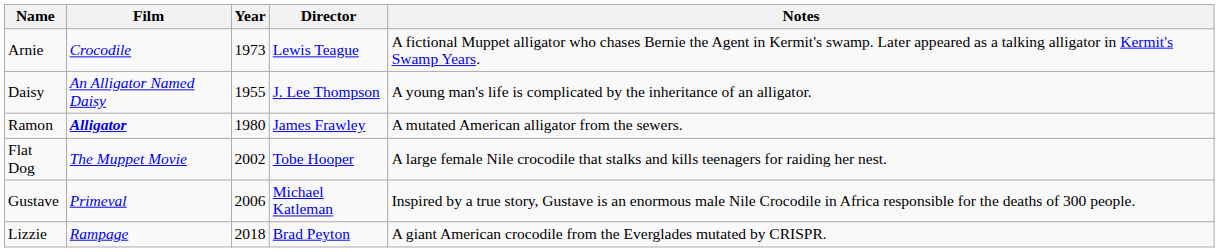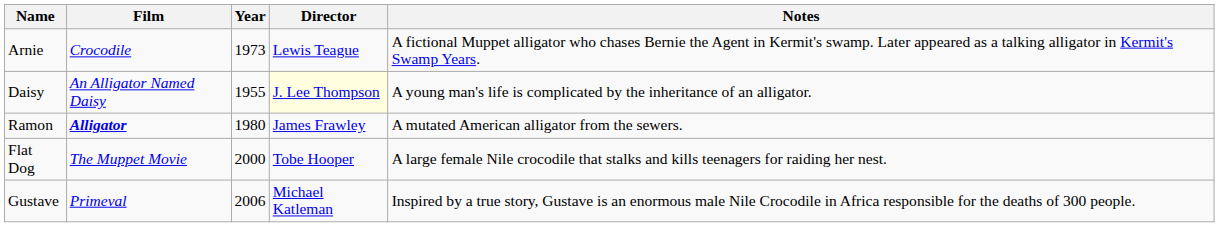(326, 92) no background -> (326, 92) lightyellow background
(250, 158) 2002 -> (250, 158) 2000
- row: (27, 234)
